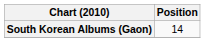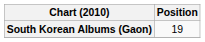(177, 29) 14 -> (177, 29) 19
